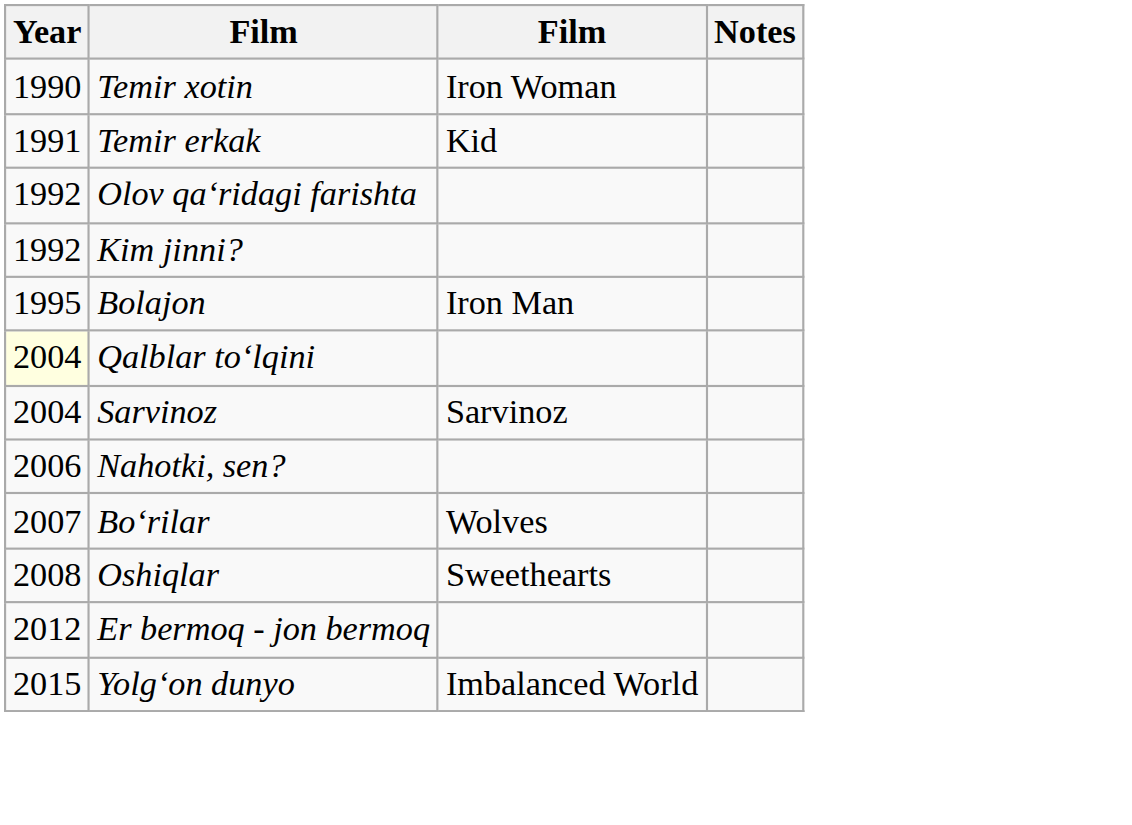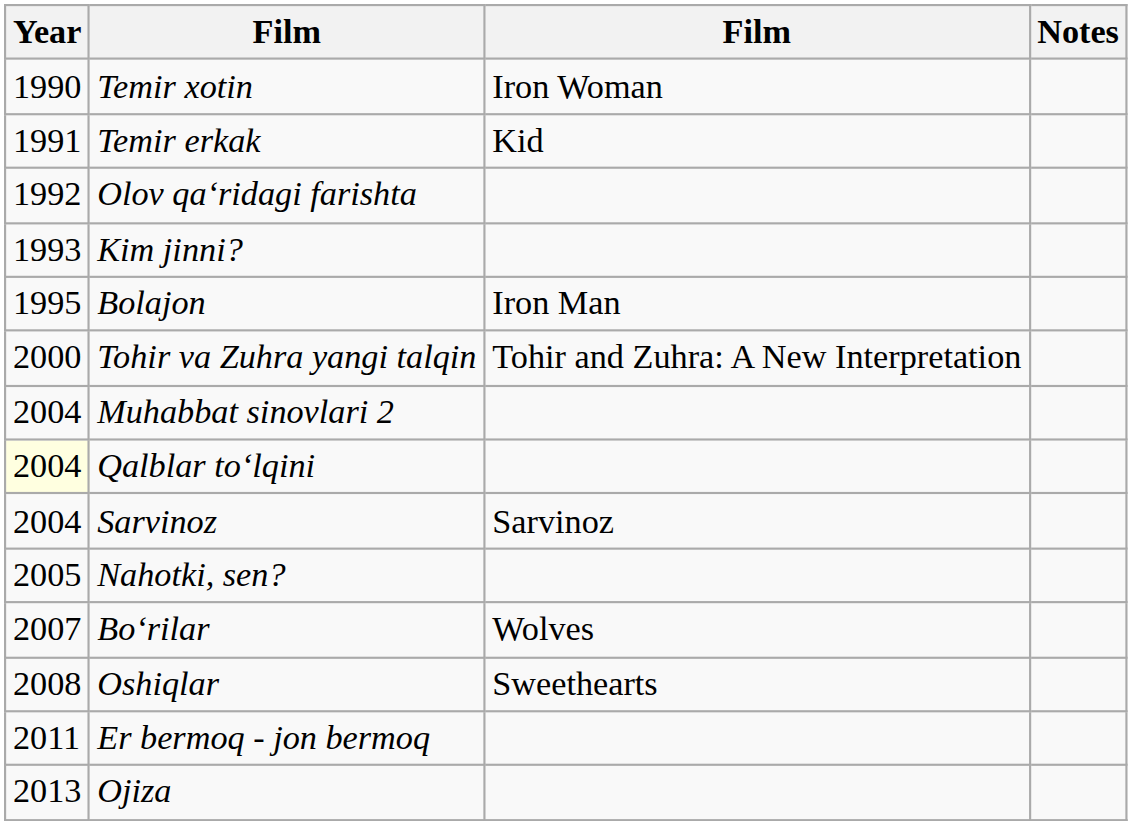(47, 248) 1992 -> (47, 248) 1993
+ row: (287, 357)
+ row: (246, 411)
(47, 466) 2006 -> (47, 574) 2005
(47, 628) 2012 -> (47, 737) 2011
+ row: (134, 791)
- row: (196, 683)
